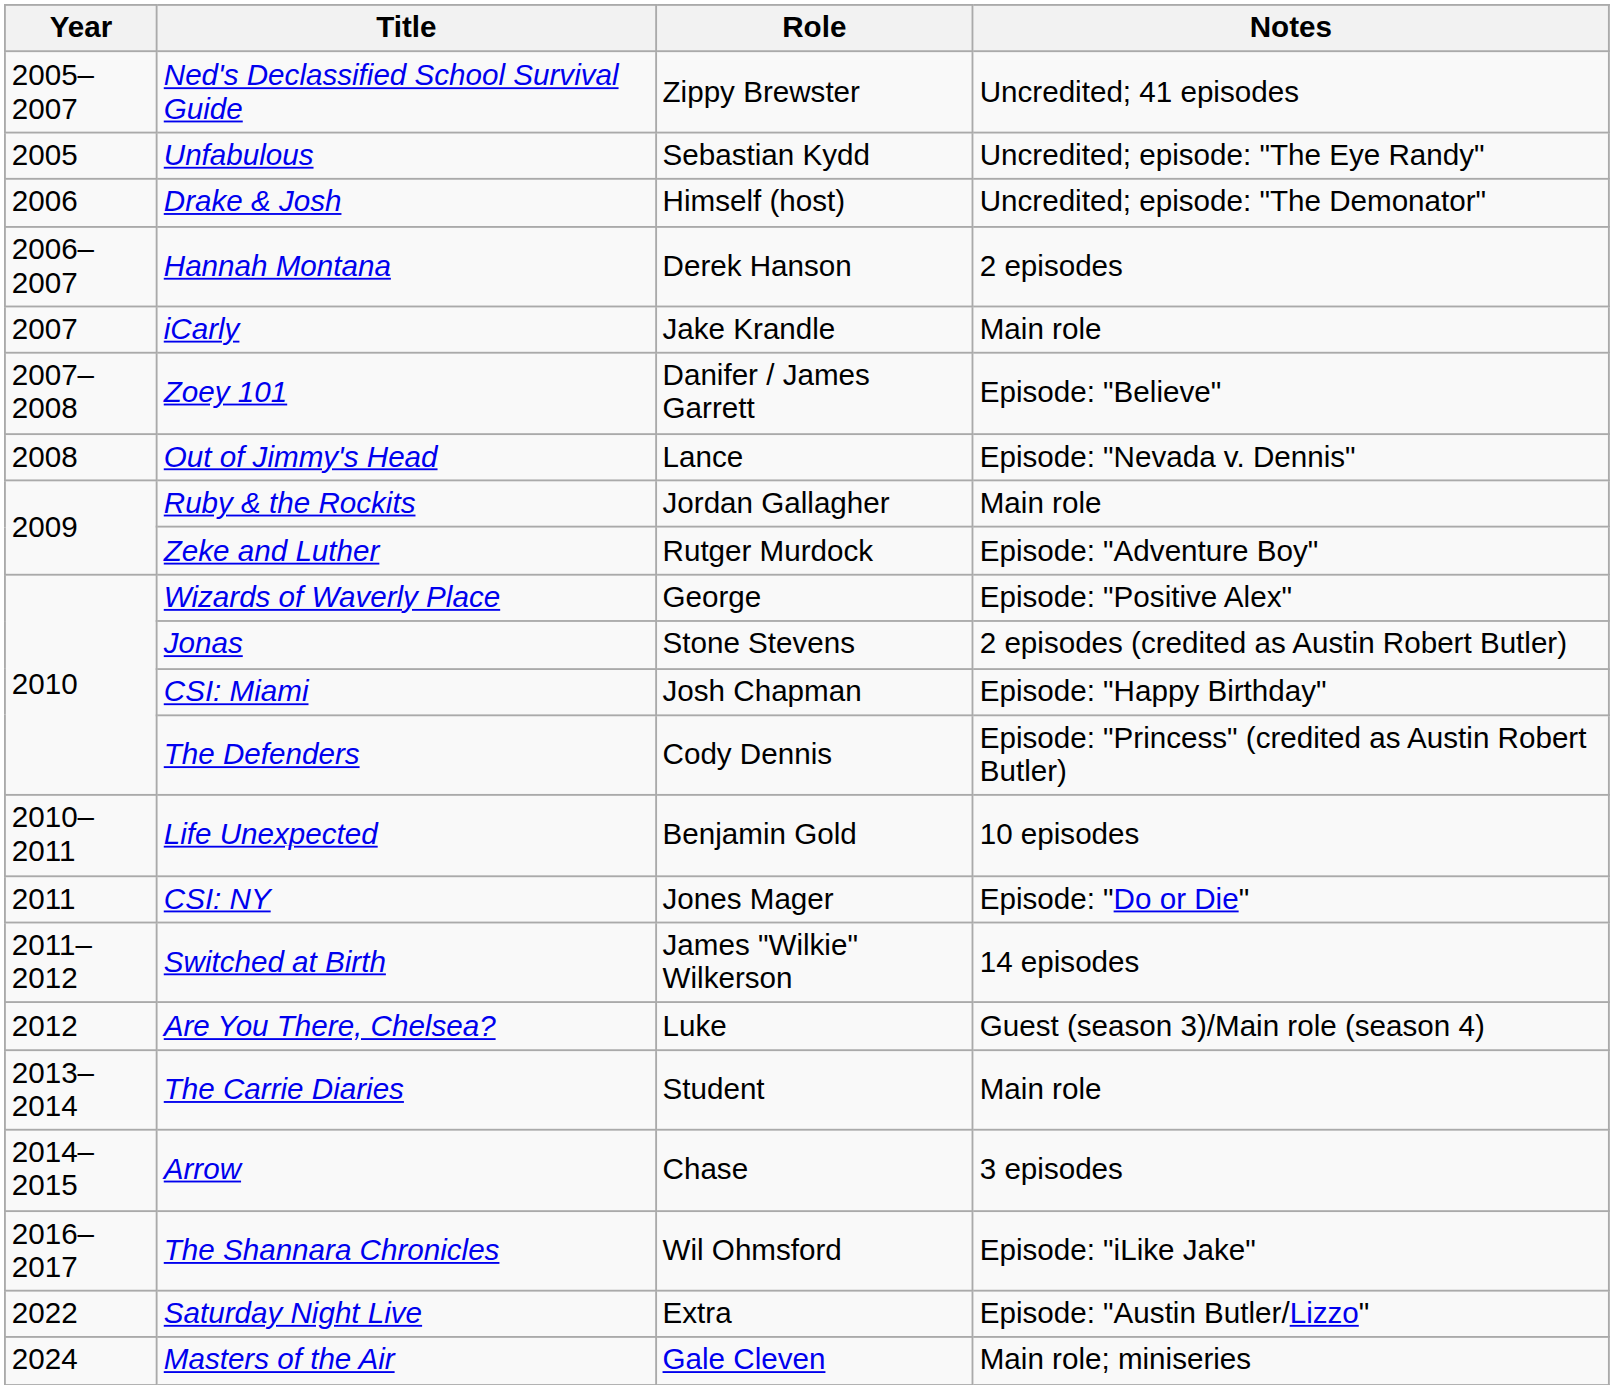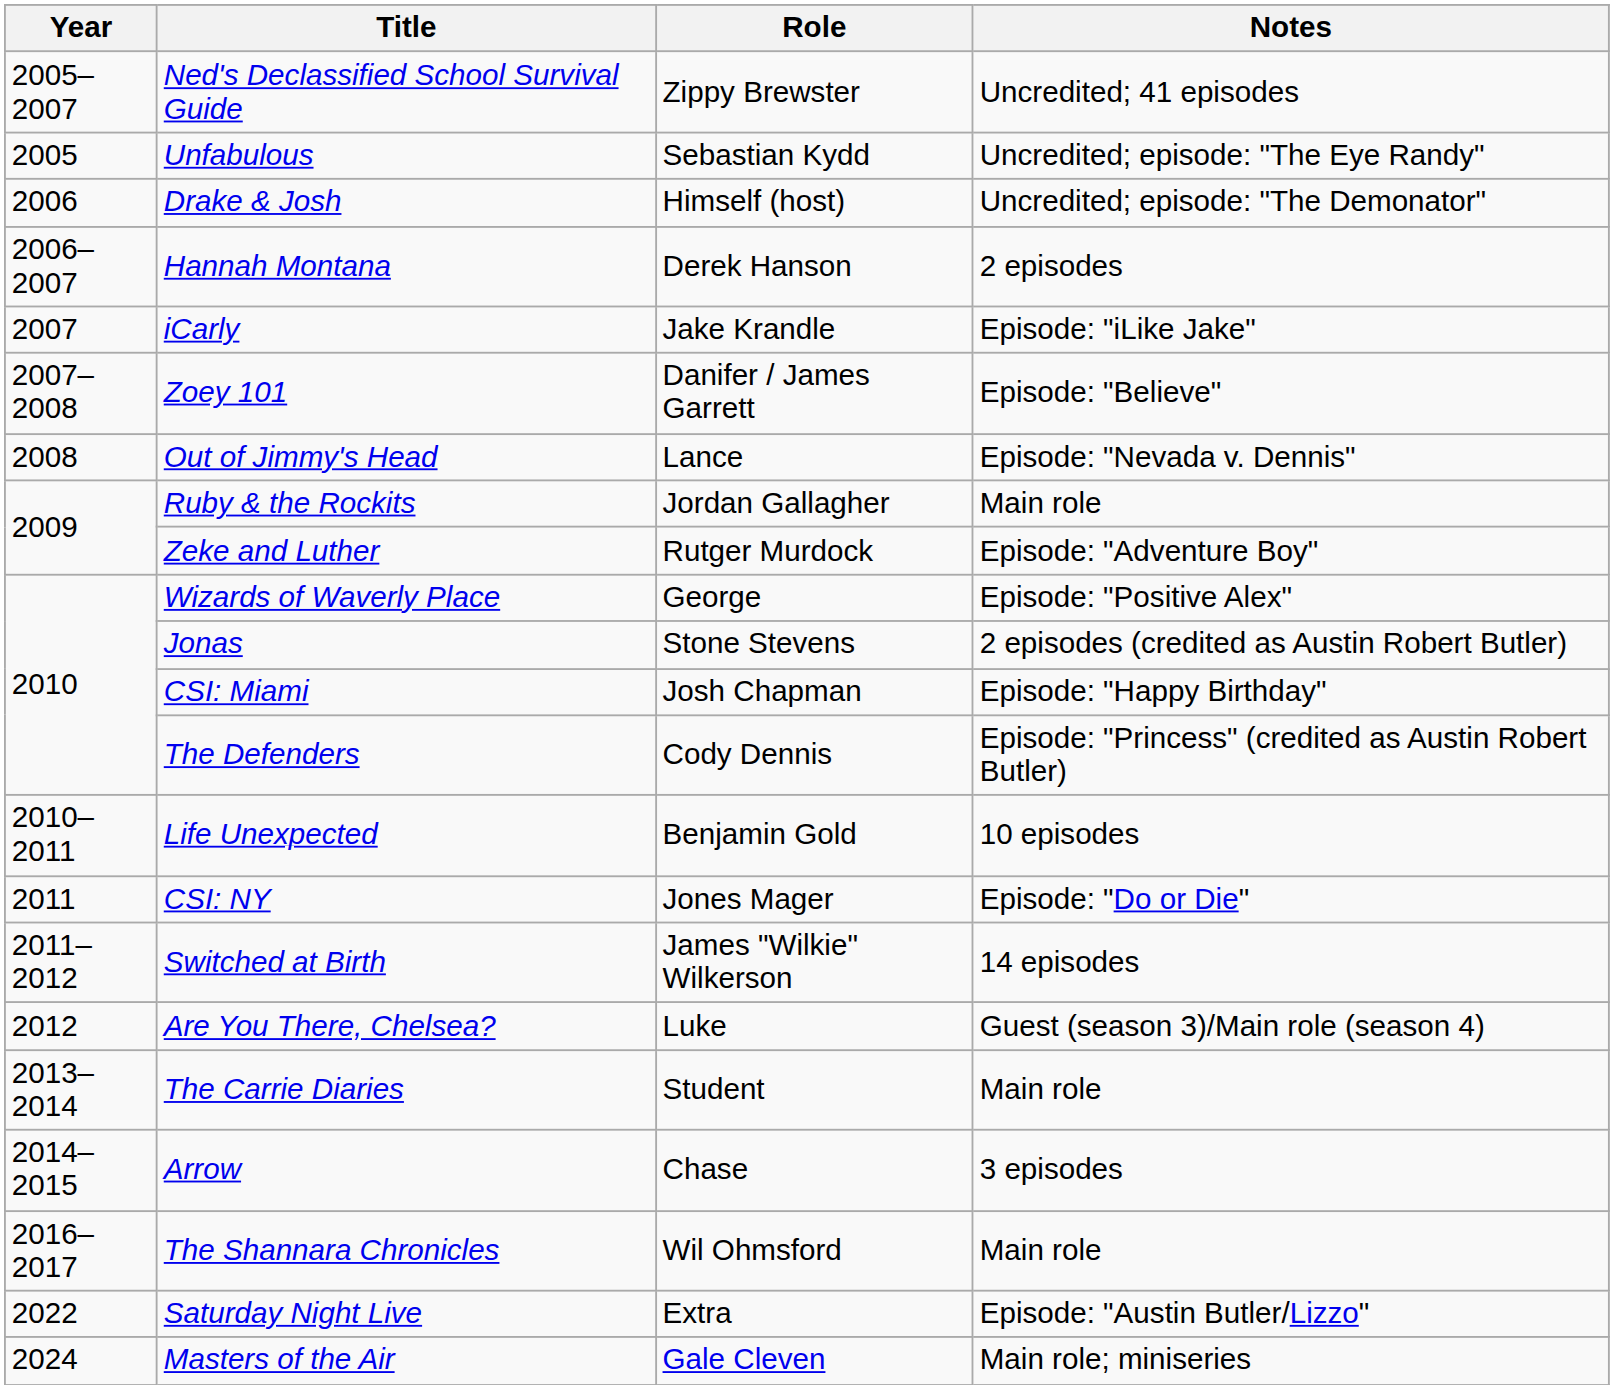(1041, 329) Main role -> (1118, 329) Episode: "iLike Jake"
(1118, 1249) Episode: "iLike Jake" -> (1041, 1249) Main role
